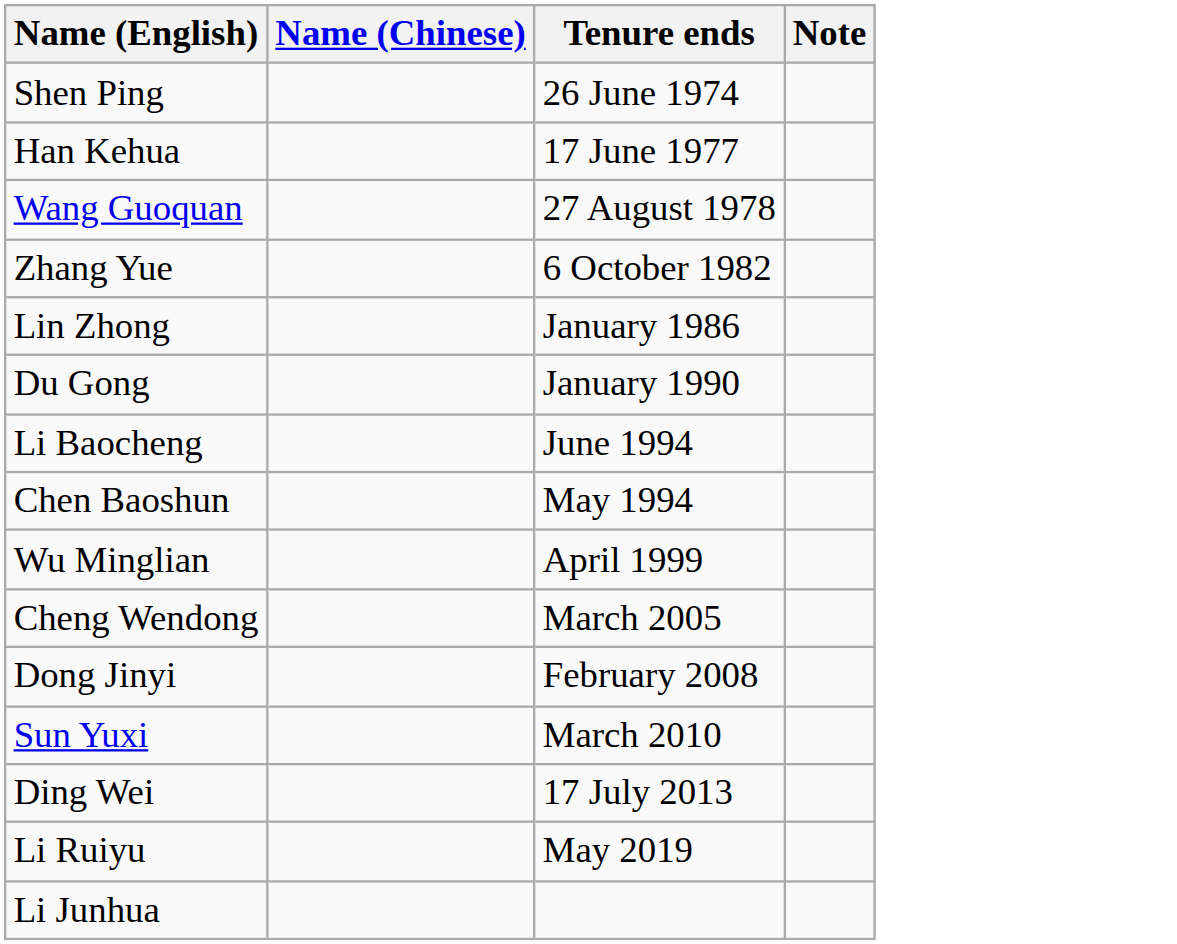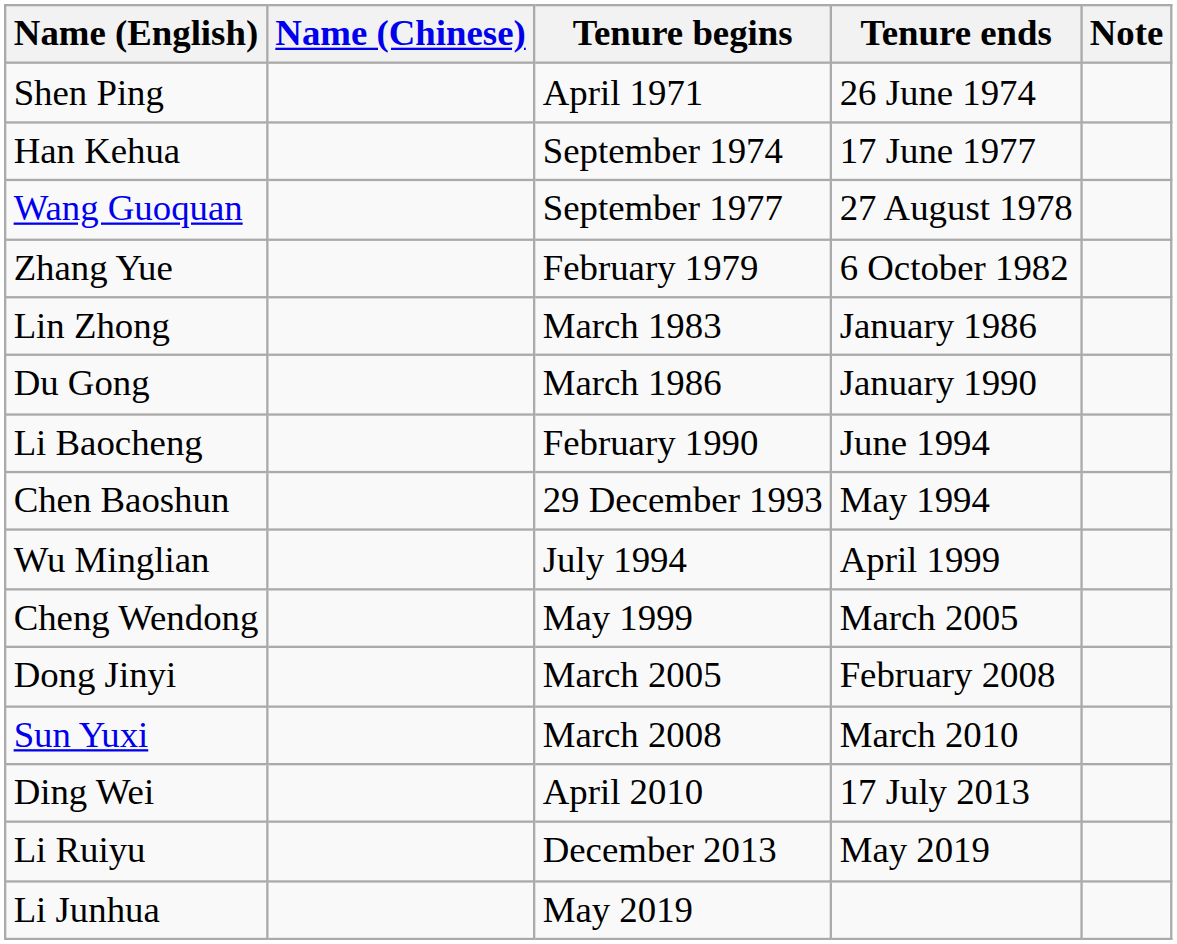+ column: (683, 33)
